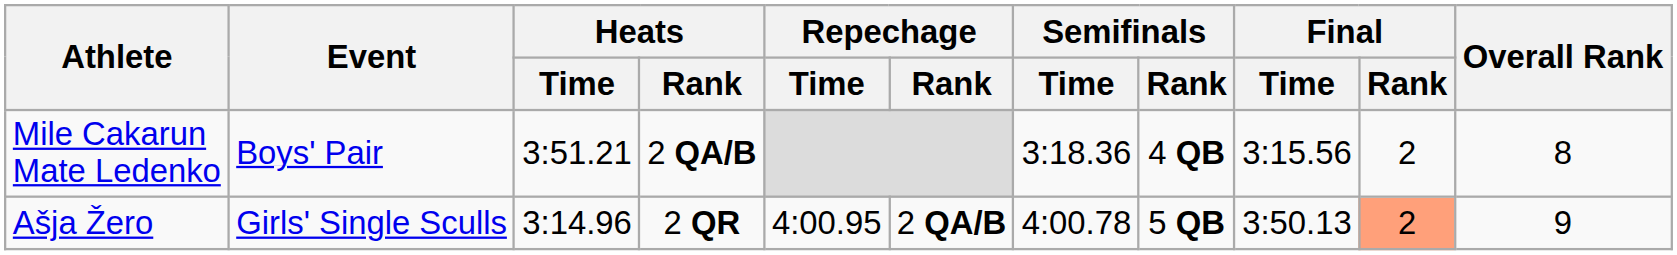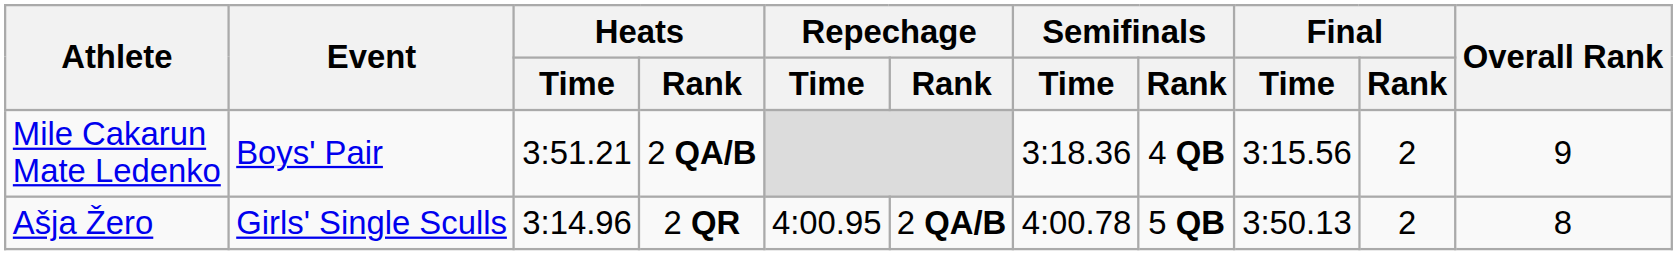(1563, 153) 8 -> (1563, 153) 9
(1407, 224) lightsalmon background -> (1407, 224) no background
(1563, 224) 9 -> (1563, 224) 8
